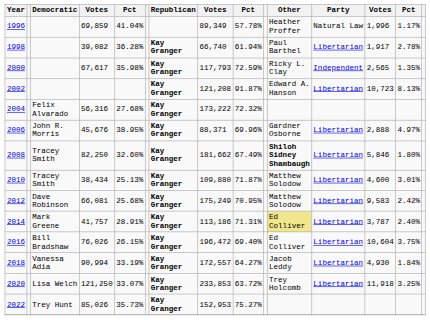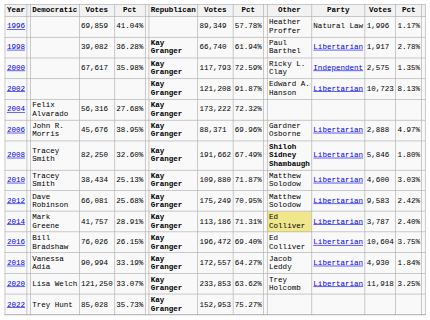(378, 68) 2,565 -> (378, 68) 2,575
(215, 155) 181,662 -> (215, 155) 191,662
(409, 180) 3.01% -> (409, 180) 3.03%
(248, 284) 63.72% -> (248, 284) 63.62%
(95, 304) 85,026 -> (95, 304) 85,028
